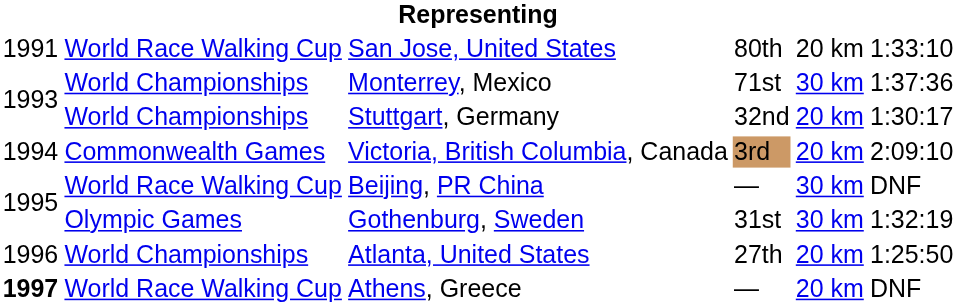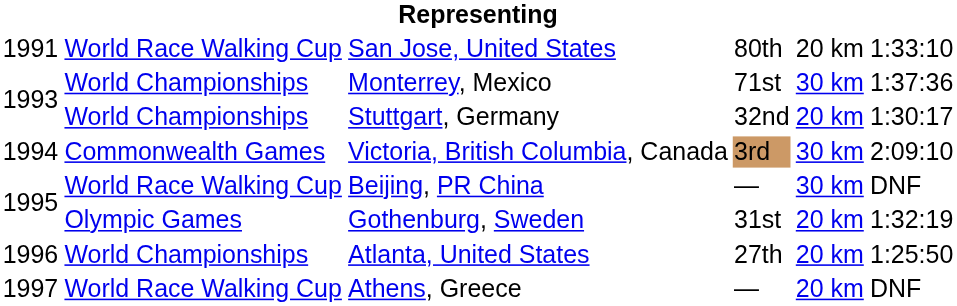(830, 151) 20 km -> (830, 151) 30 km
(830, 220) 30 km -> (830, 220) 20 km
(30, 288) bold -> (30, 288) normal
